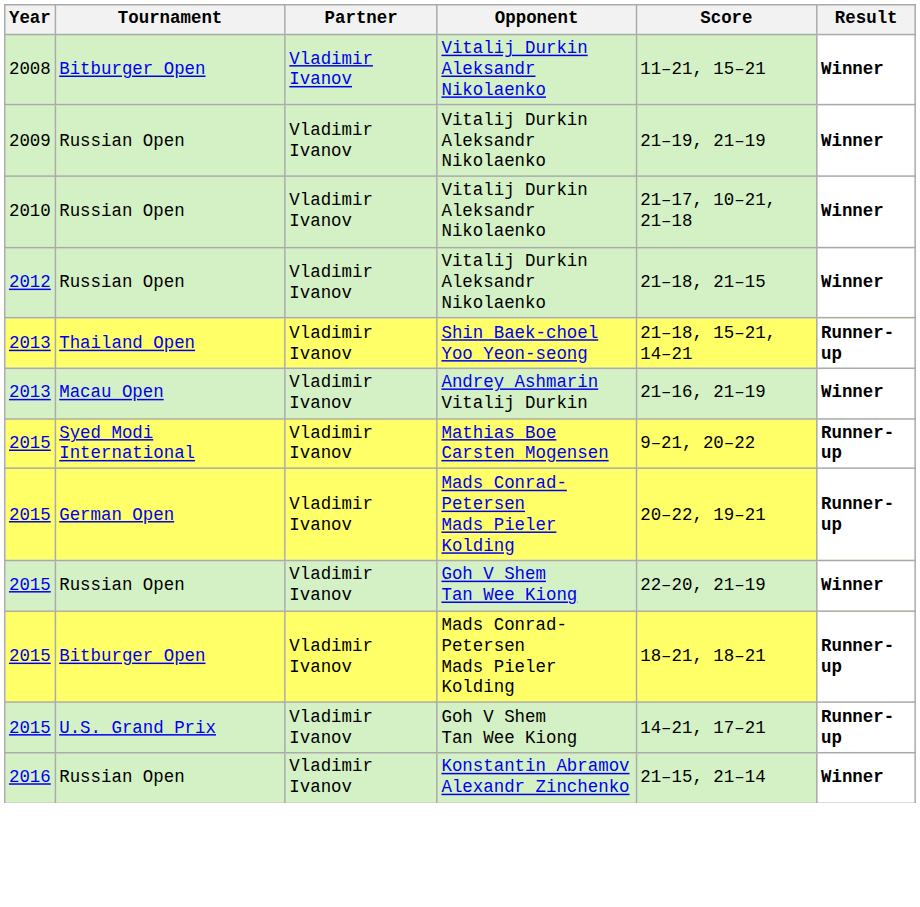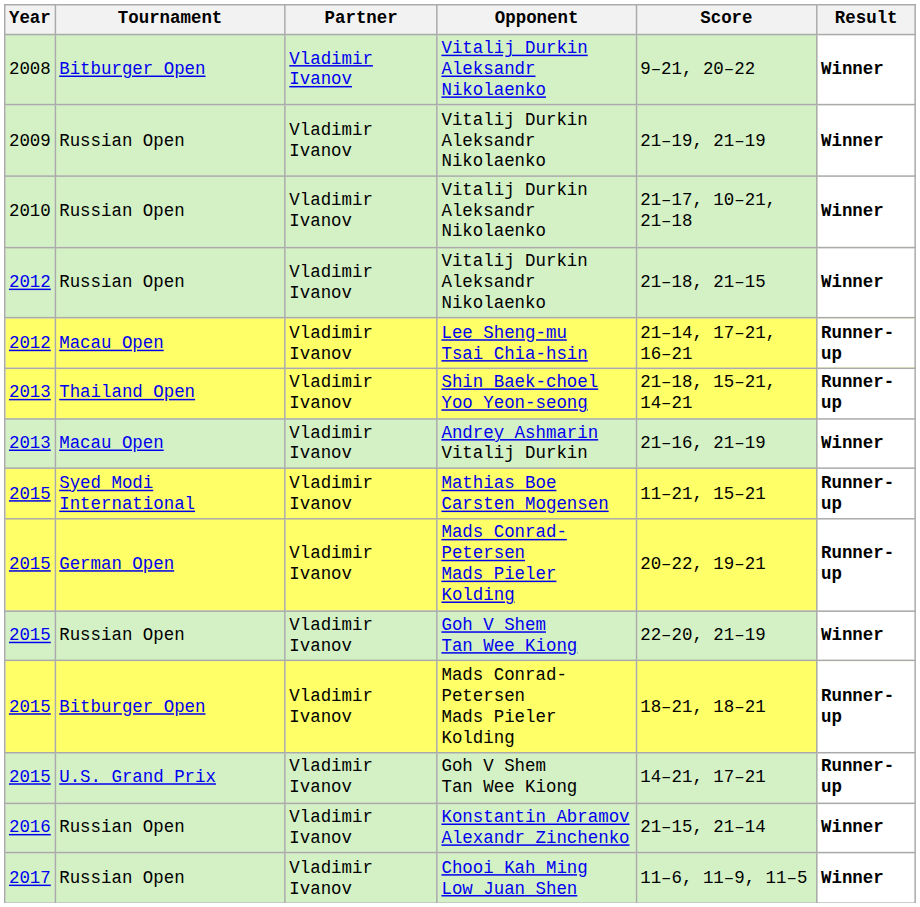(703, 69) 11–21, 15–21 -> (698, 69) 9–21, 20–22
+ row: (30, 343)
(698, 443) 9–21, 20–22 -> (703, 493) 11–21, 15–21
+ row: (30, 878)
